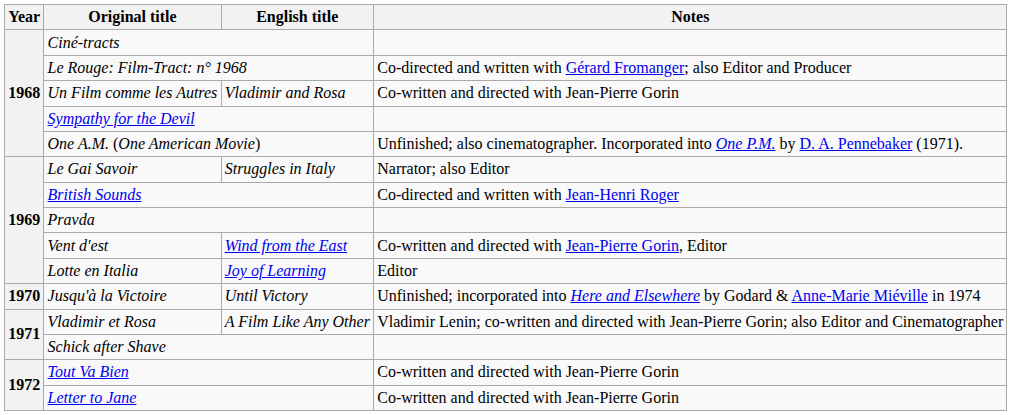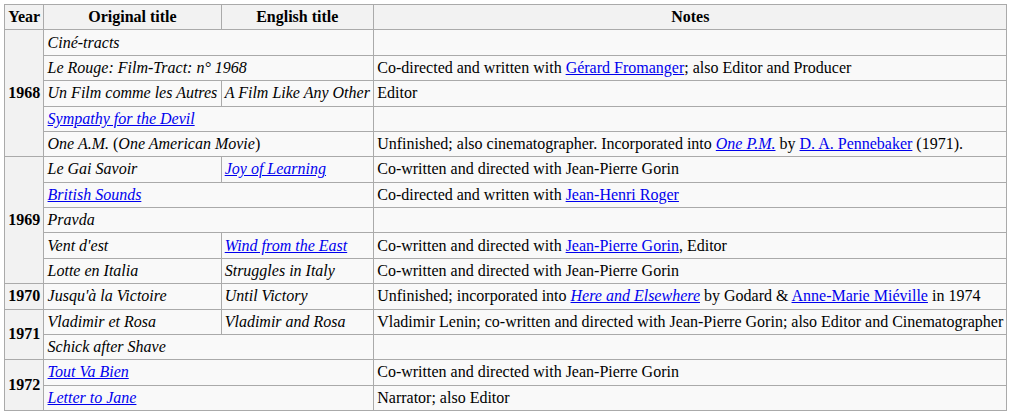(285, 93) Vladimir and Rosa -> (297, 93) A Film Like Any Other
(528, 93) Co-written and directed with Jean-Pierre Gorin -> (397, 93) Editor
(280, 169) Struggles in Italy -> (275, 169) Joy of Learning
(443, 169) Narrator; also Editor -> (528, 169) Co-written and directed with Jean-Pierre Gorin
(275, 270) Joy of Learning -> (280, 270) Struggles in Italy
(397, 270) Editor -> (528, 270) Co-written and directed with Jean-Pierre Gorin
(297, 321) A Film Like Any Other -> (285, 321) Vladimir and Rosa
(528, 397) Co-written and directed with Jean-Pierre Gorin -> (443, 397) Narrator; also Editor
